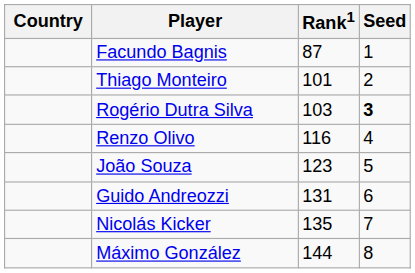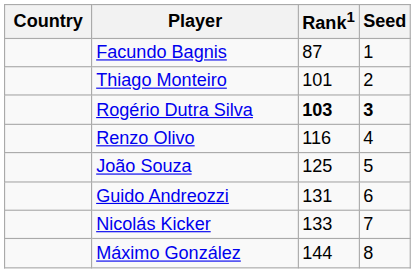(317, 109) normal -> (317, 109) bold
(317, 167) 123 -> (317, 167) 125
(317, 224) 135 -> (317, 224) 133
